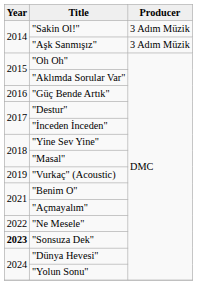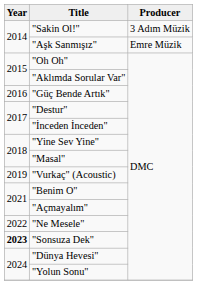(160, 45) 3 Adım Müzik -> (156, 45) Emre Müzik
